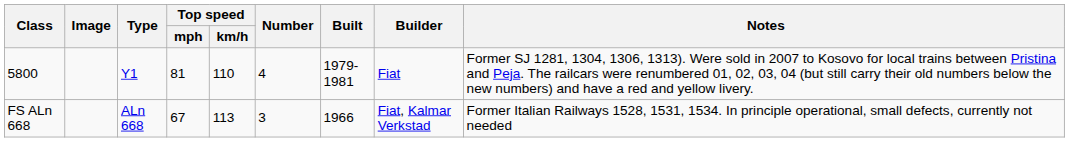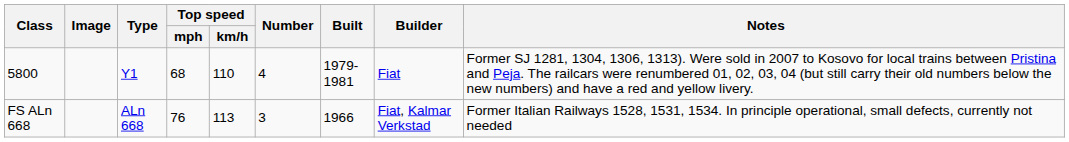(178, 73) 81 -> (178, 73) 68
(178, 118) 67 -> (178, 118) 76
